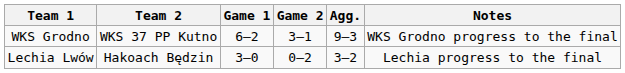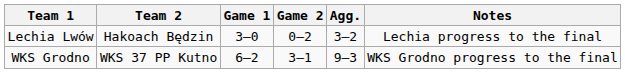rows swapped: (51, 36) <-> (51, 57)
